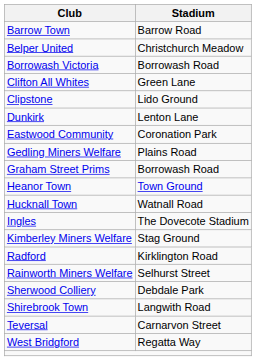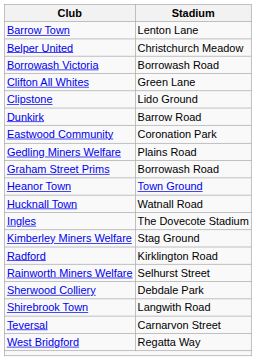(169, 31) Barrow Road -> (168, 31) Lenton Lane
(168, 117) Lenton Lane -> (169, 117) Barrow Road
